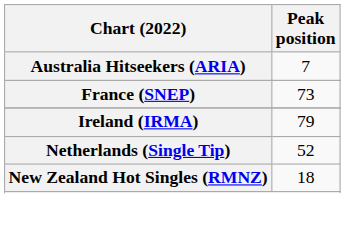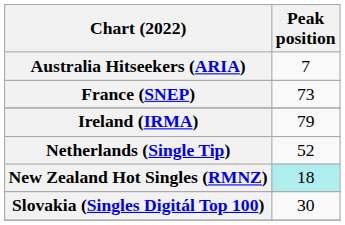(306, 177) no background -> (306, 177) paleturquoise background
+ row: (138, 205)
